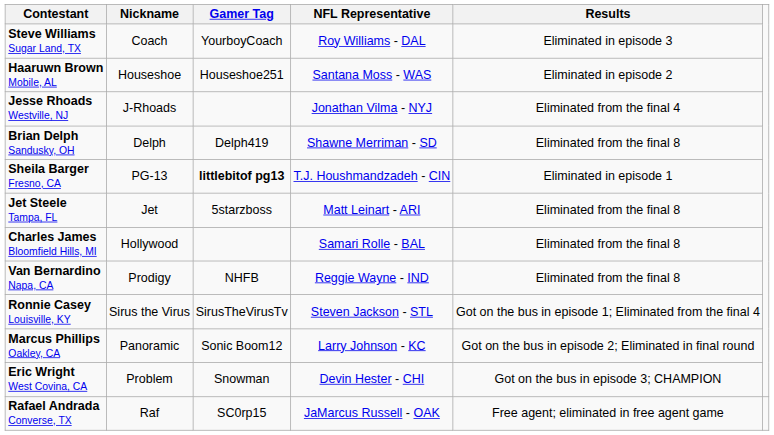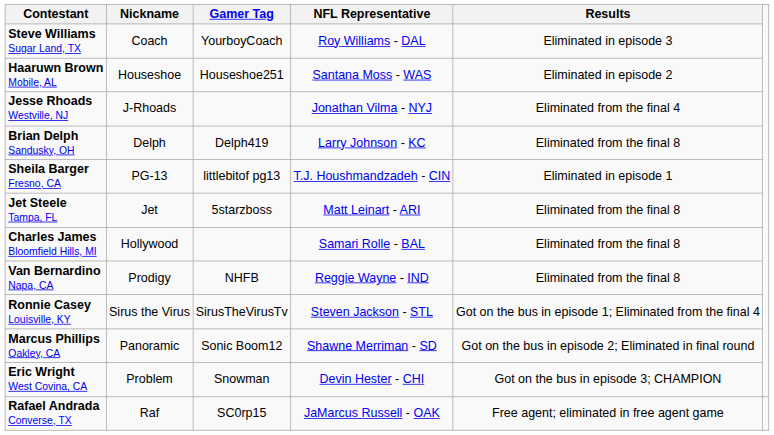(372, 142) Shawne Merriman - SD -> (372, 142) Larry Johnson - KC
(242, 176) bold -> (242, 176) normal
(372, 345) Larry Johnson - KC -> (372, 345) Shawne Merriman - SD
